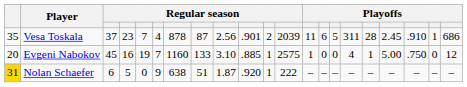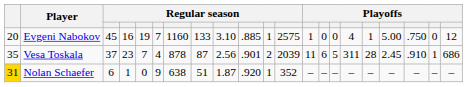rows swapped: (53, 36) <-> (62, 54)
(128, 72) 5 -> (128, 72) 1
(288, 72) 222 -> (288, 72) 352
